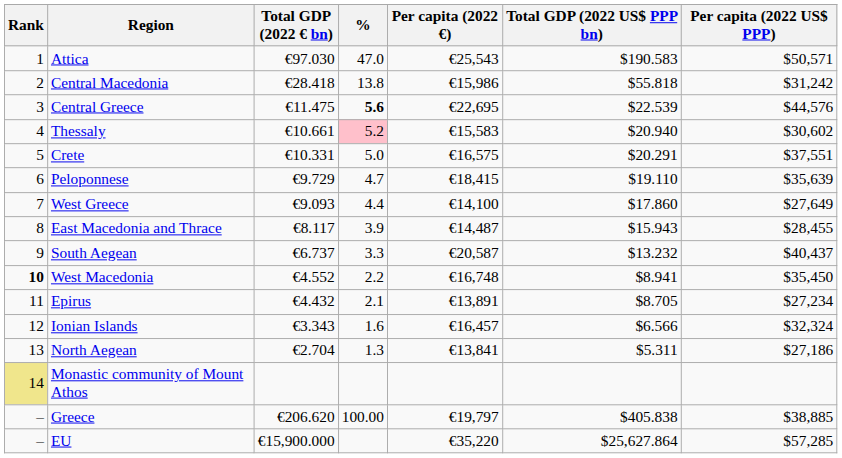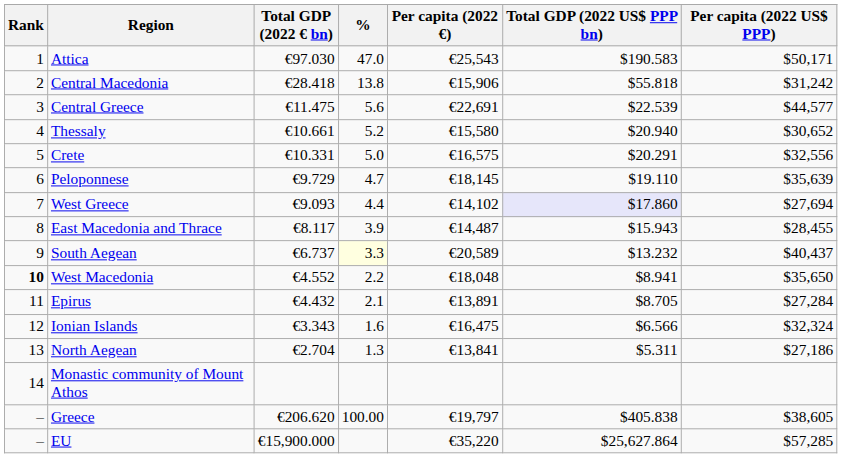(808, 58) $50,571 -> (808, 58) $50,171
(474, 82) €15,986 -> (474, 82) €15,906
(374, 107) bold -> (374, 107) normal
(474, 107) €22,695 -> (474, 107) €22,691
(808, 107) $44,576 -> (808, 107) $44,577
(374, 131) pink background -> (374, 131) no background
(474, 131) €15,583 -> (474, 131) €15,580
(808, 131) $30,602 -> (808, 131) $30,652
(808, 155) $37,551 -> (808, 155) $32,556
(474, 180) €18,415 -> (474, 180) €18,145
(474, 204) €14,100 -> (474, 204) €14,102
(653, 204) no background -> (653, 204) lavender background
(808, 204) $27,649 -> (808, 204) $27,694
(374, 253) no background -> (374, 253) lightyellow background
(474, 253) €20,587 -> (474, 253) €20,589
(474, 277) €16,748 -> (474, 277) €18,048
(808, 277) $35,450 -> (808, 277) $35,650
(808, 301) $27,234 -> (808, 301) $27,284
(474, 326) €16,457 -> (474, 326) €16,475
(36, 383) khaki background -> (36, 383) no background
(808, 416) $38,885 -> (808, 416) $38,605
